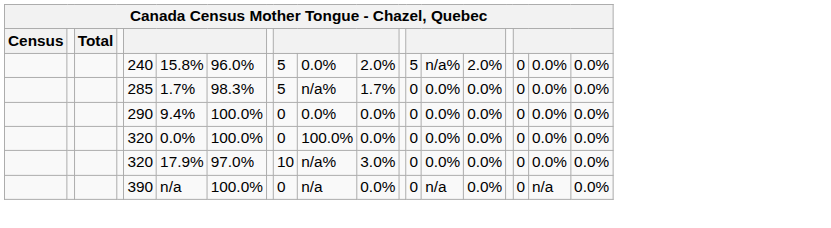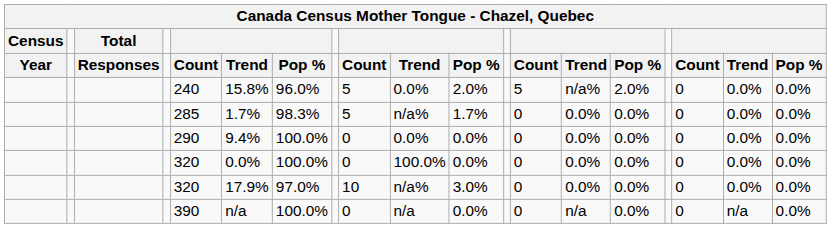+ row: (36, 65)
